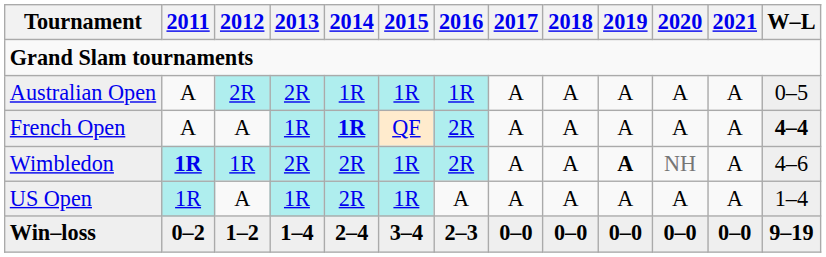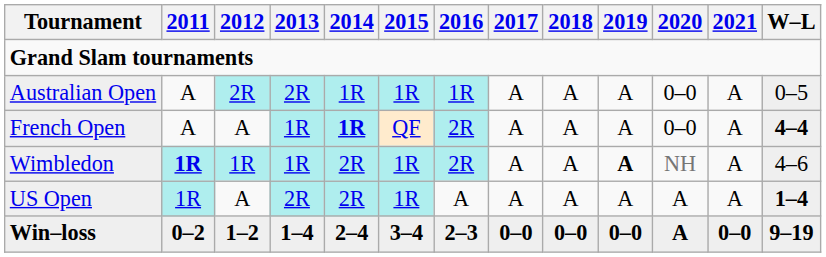(680, 92) A -> (680, 92) 0–0
(680, 127) A -> (680, 127) 0–0
(297, 163) 2R -> (297, 163) 1R
(297, 198) 1R -> (297, 198) 2R
(791, 198) normal -> (791, 198) bold
(680, 233) 0–0 -> (680, 233) A
